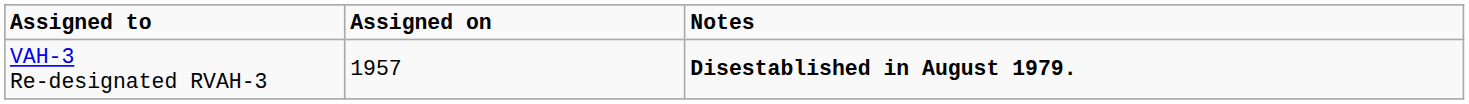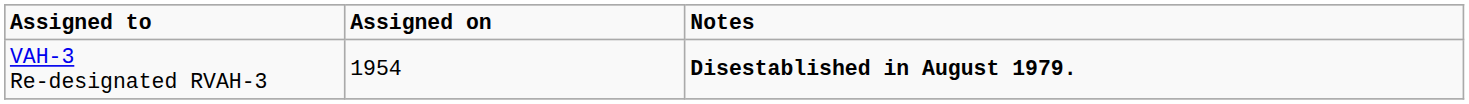(376, 70) 1957 -> (376, 70) 1954
